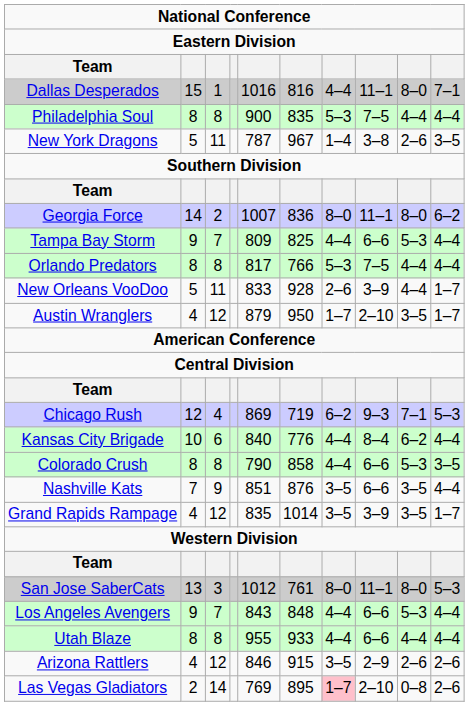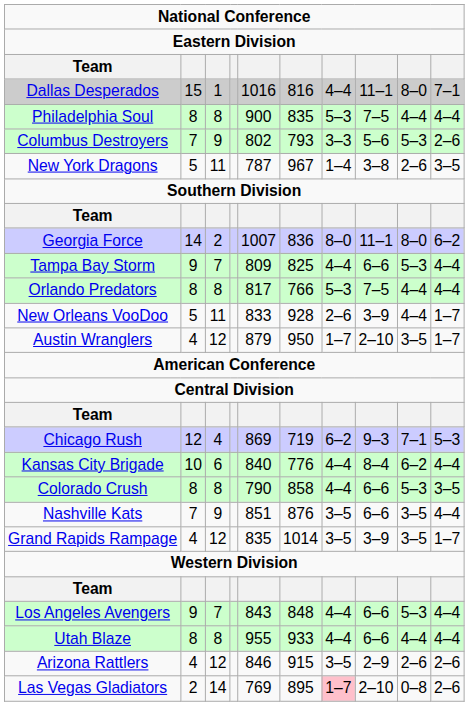+ row: (93, 141)
- row: (93, 588)
